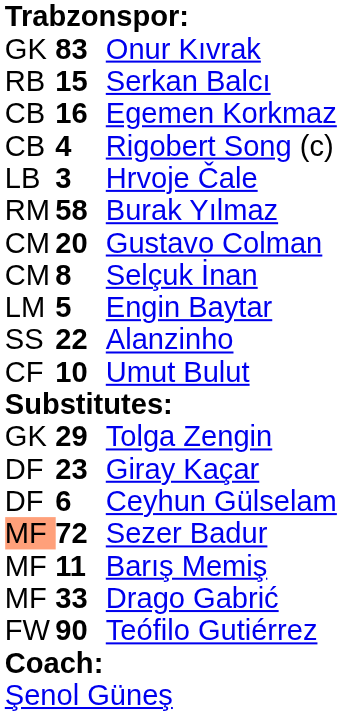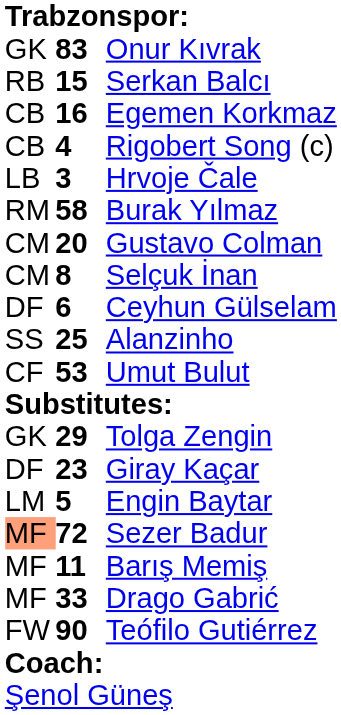rows swapped: (189, 307) <-> (221, 501)
(71, 339) 22 -> (71, 339) 25
(71, 372) 10 -> (71, 372) 53
